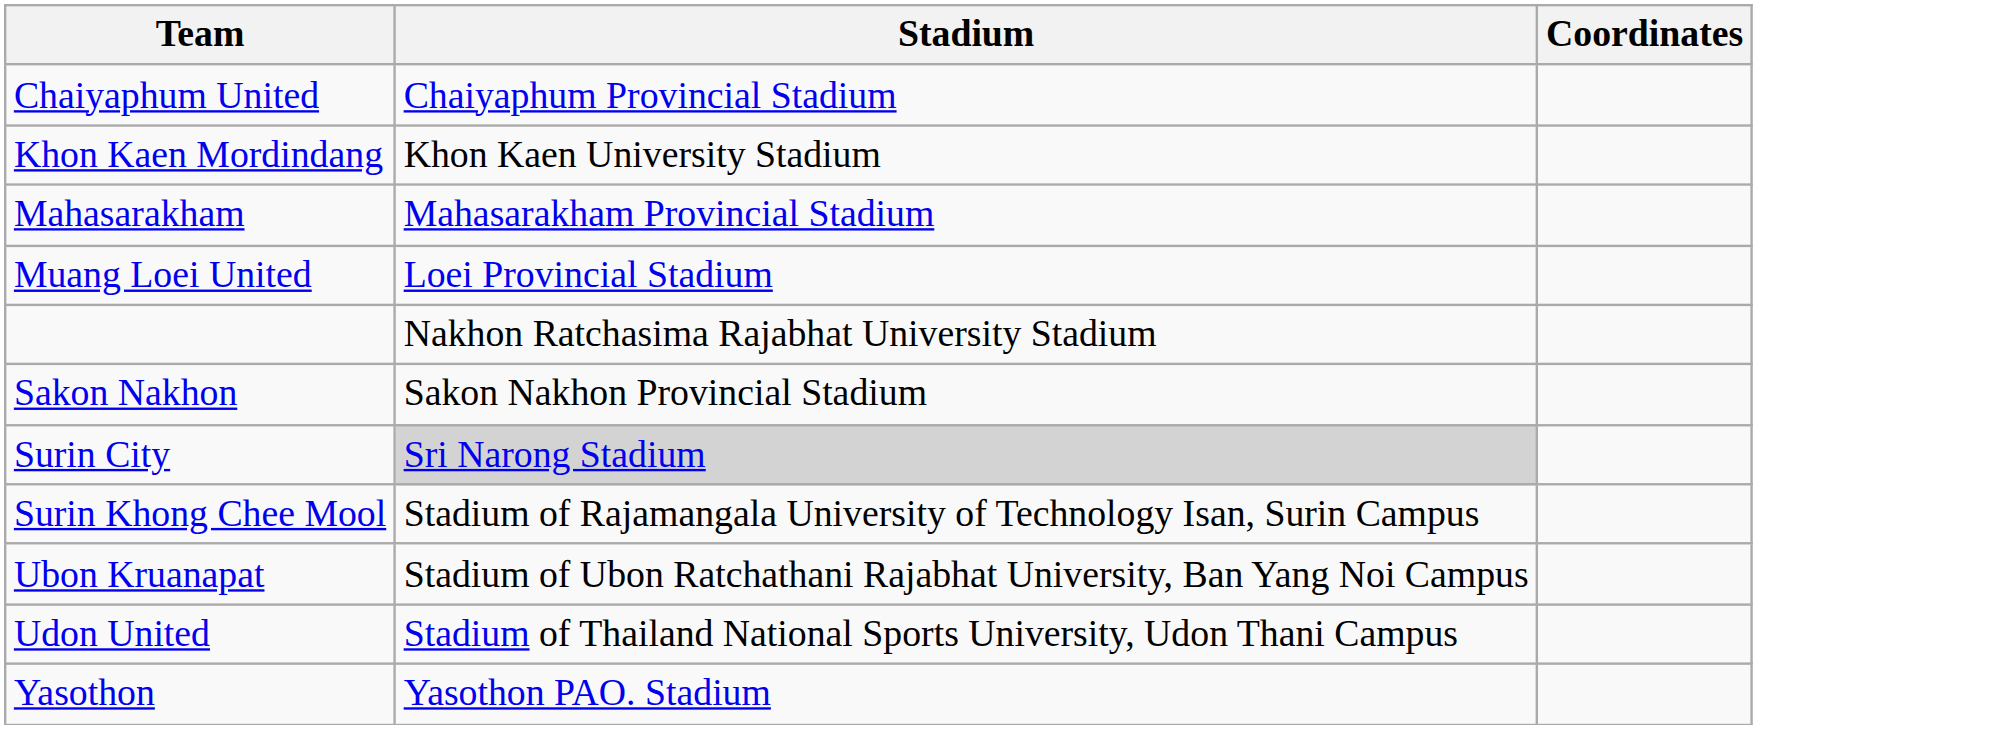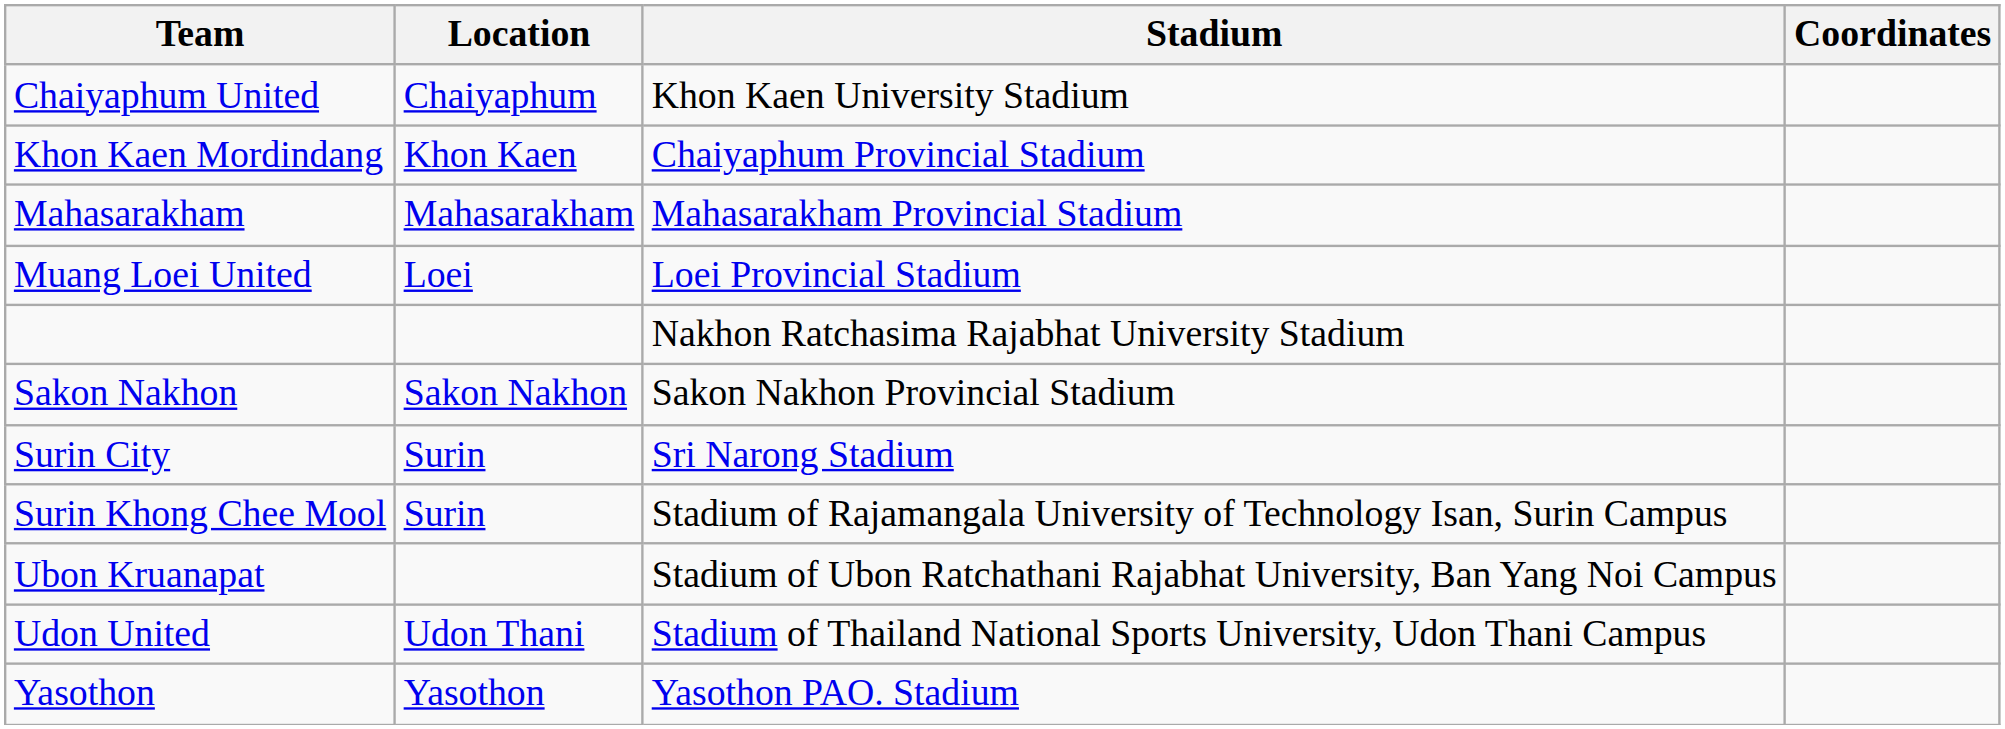+ column: (519, 34)
(650, 94) Chaiyaphum Provincial Stadium -> (890, 94) Khon Kaen University Stadium
(642, 154) Khon Kaen University Stadium -> (898, 154) Chaiyaphum Provincial Stadium
(555, 453) lightgrey background -> (803, 453) no background
